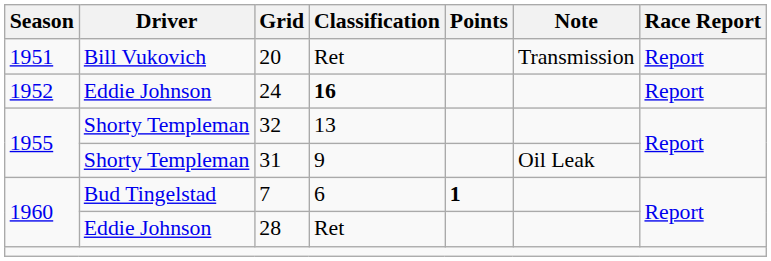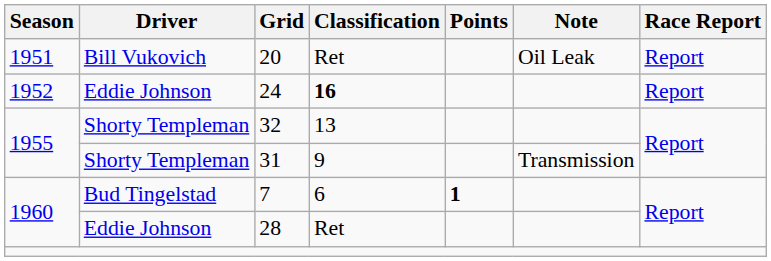(576, 56) Transmission -> (556, 56) Oil Leak
(556, 159) Oil Leak -> (576, 159) Transmission
